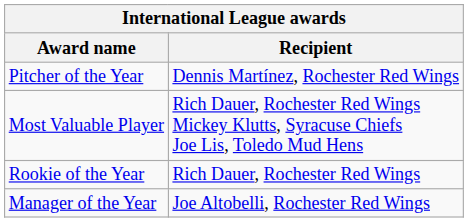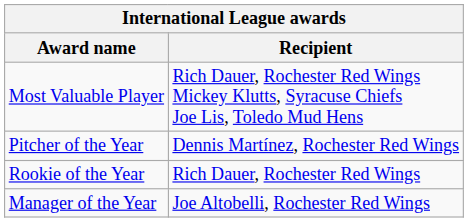rows swapped: (86, 125) <-> (76, 76)
